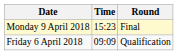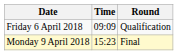rows swapped: (45, 42) <-> (48, 27)
